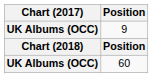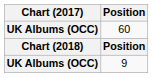rows swapped: (124, 30) <-> (124, 64)
